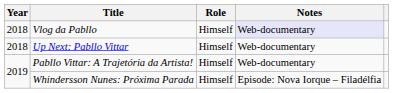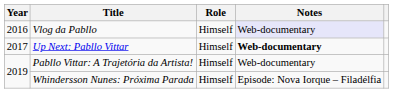(17, 29) 2018 -> (17, 29) 2016
(17, 46) 2018 -> (17, 46) 2017
(276, 46) normal -> (279, 46) bold
